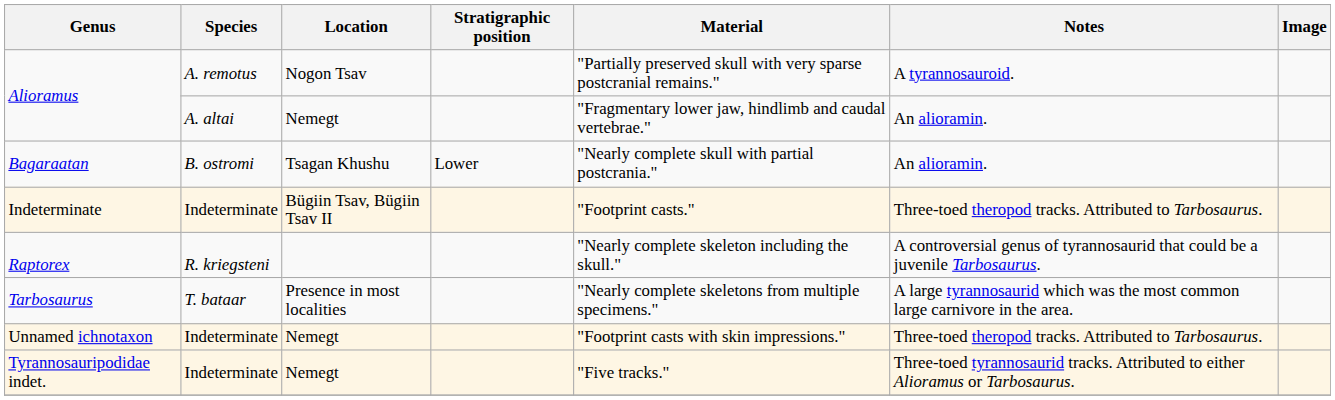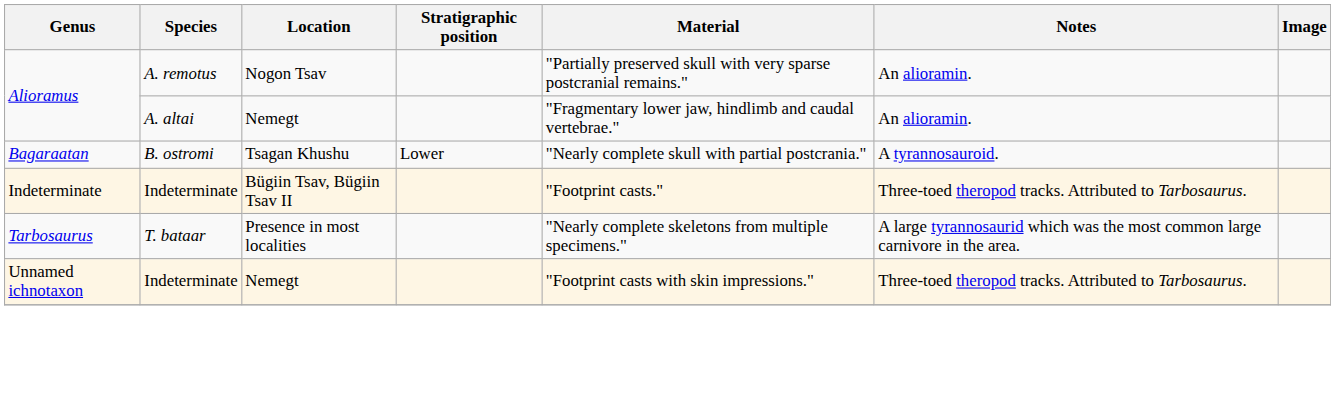(954, 72) A tyrannosauroid. -> (925, 72) An alioramin.
(941, 163) An alioramin. -> (938, 154) A tyrannosauroid.
- row: (39, 264)
- row: (79, 372)
